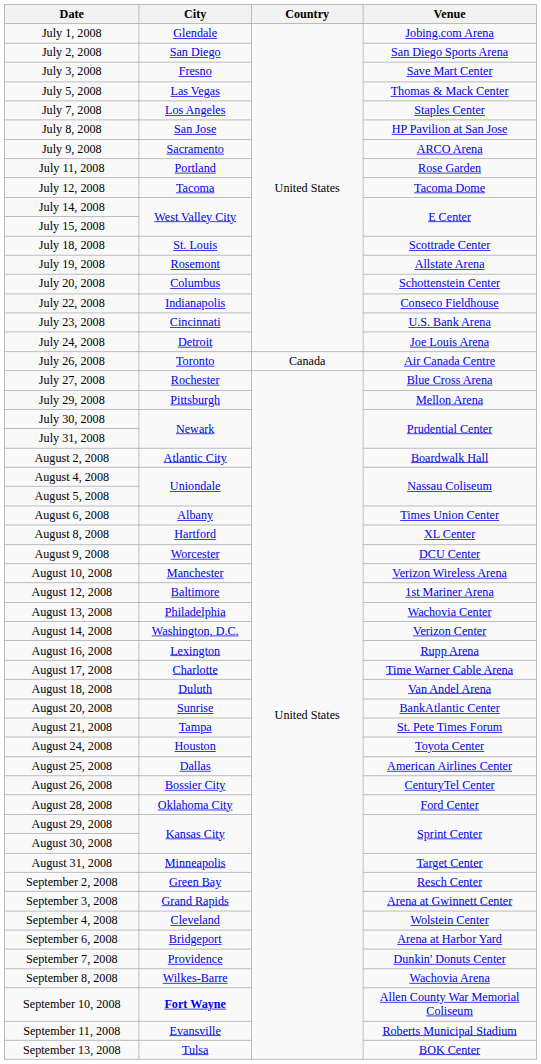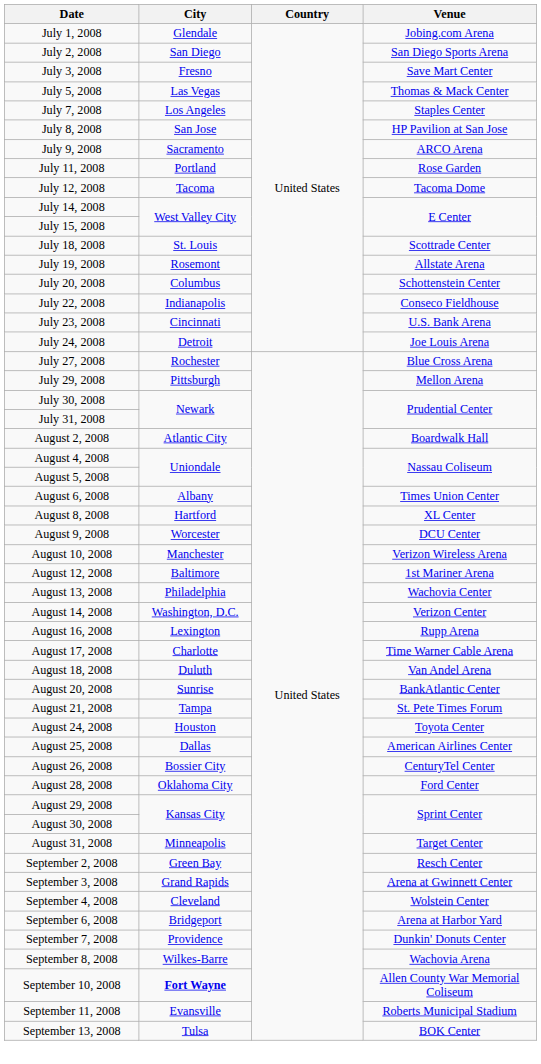- row: (72, 361)
